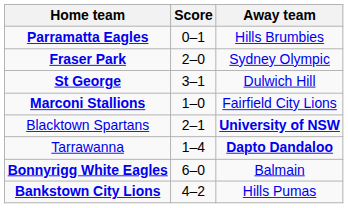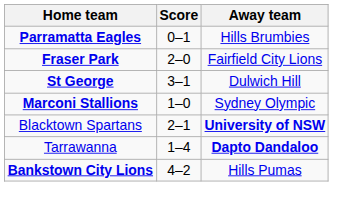(280, 59) Sydney Olympic -> (265, 59) Fairfield City Lions
(280, 103) Fairfield City Lions -> (265, 103) Sydney Olympic
- row: (88, 170)
